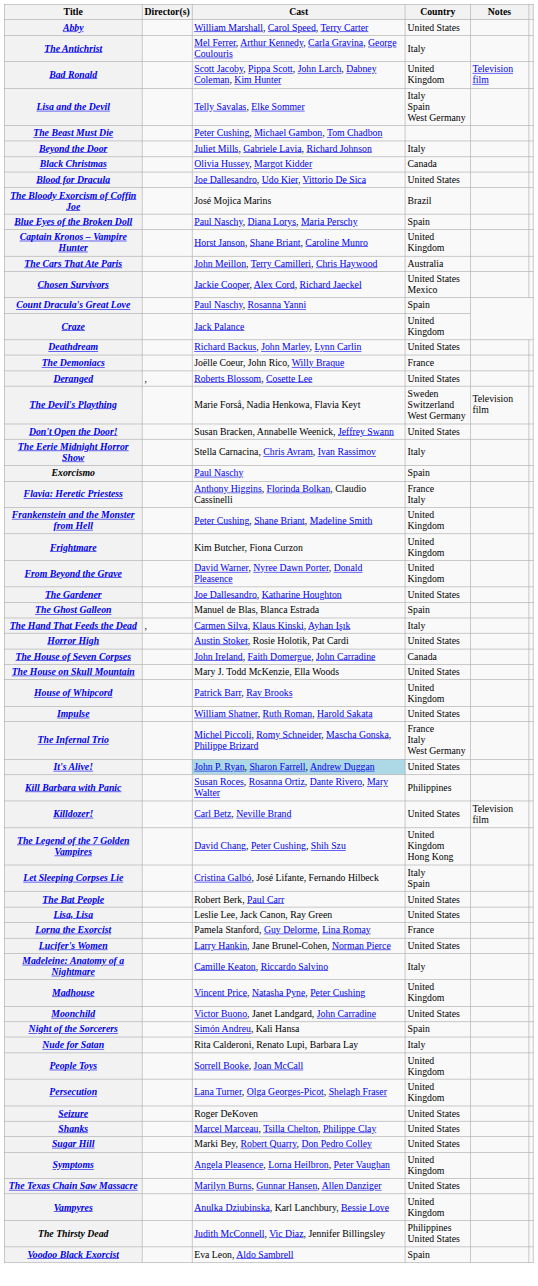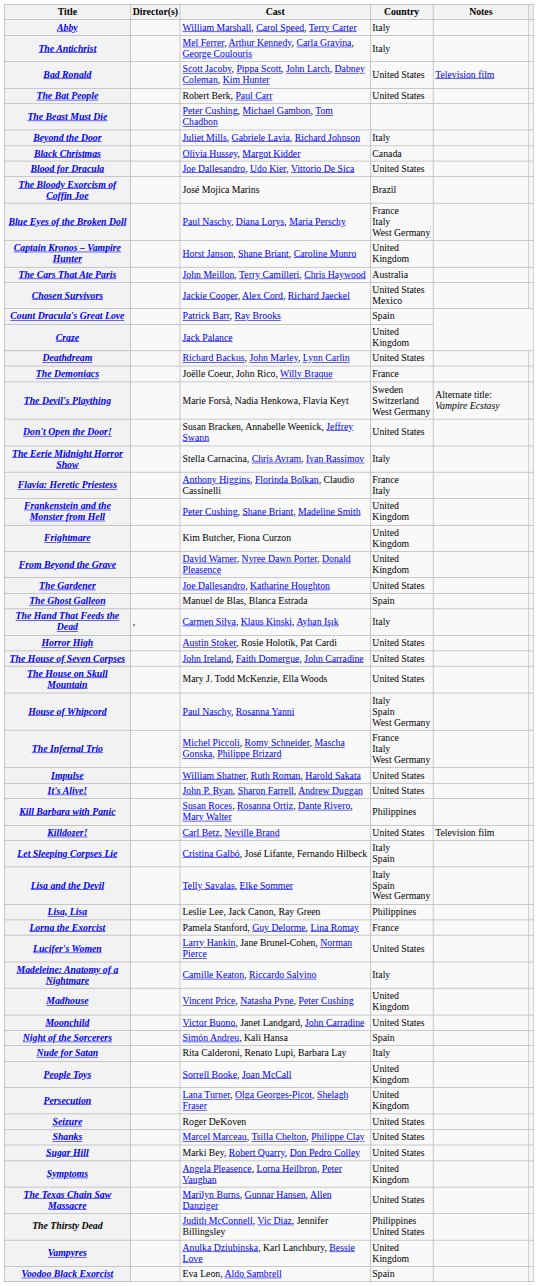(434, 27) United States -> (381, 27) Italy
(426, 75) United Kingdom -> (398, 75) United States
rows swapped: (73, 899) <-> (73, 107)
(419, 221) Spain -> (401, 221) France Italy West Germany
(250, 305) Paul Naschy, Rosanna Yanni -> (232, 316) Patrick Barr, Ray Brooks
- row: (73, 378)
(493, 405) Television film -> (467, 400) Alternate title: Vampire Ecstasy
- row: (73, 473)
(422, 656) Canada -> (398, 658) United States
(243, 693) Patrick Barr, Ray Brooks -> (238, 711) Paul Naschy, Rosanna Yanni
(426, 693) United Kingdom -> (401, 711) Italy Spain West Germany
rows swapped: (73, 714) <-> (73, 740)
(284, 767) lightblue background -> (273, 791) no background
- row: (73, 846)
(434, 914) United States -> (394, 912) Philippines
rows swapped: (73, 1233) <-> (73, 1207)
